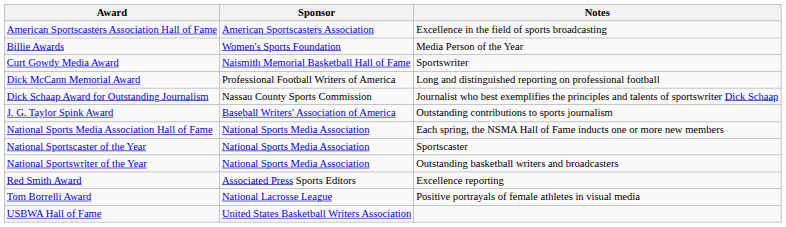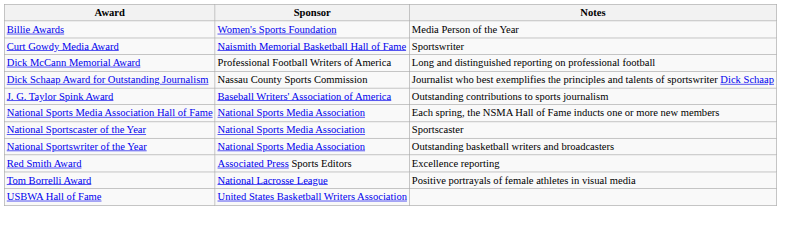- row: (112, 29)
